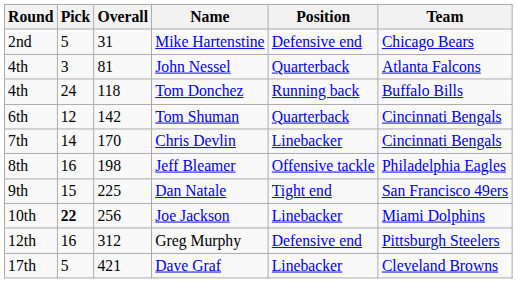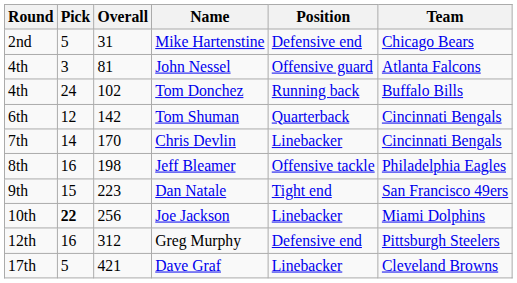(311, 66) Quarterback -> (322, 66) Offensive guard
(109, 91) 118 -> (109, 91) 102
(109, 191) 225 -> (109, 191) 223
